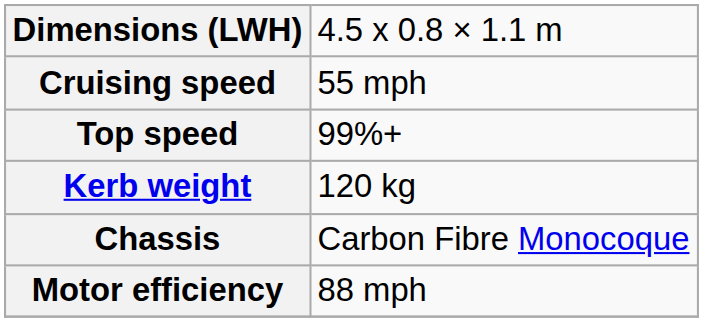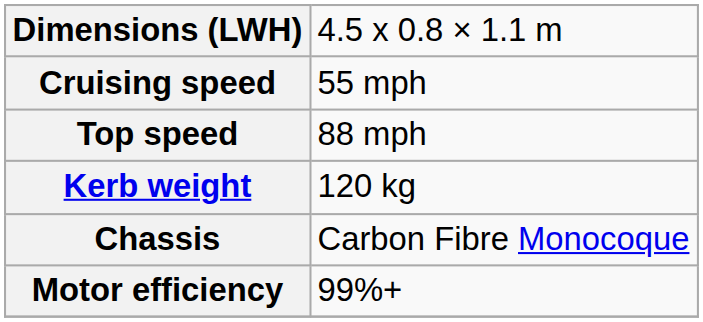(360, 134) 99%+ -> (372, 134) 88 mph
(372, 290) 88 mph -> (360, 290) 99%+
